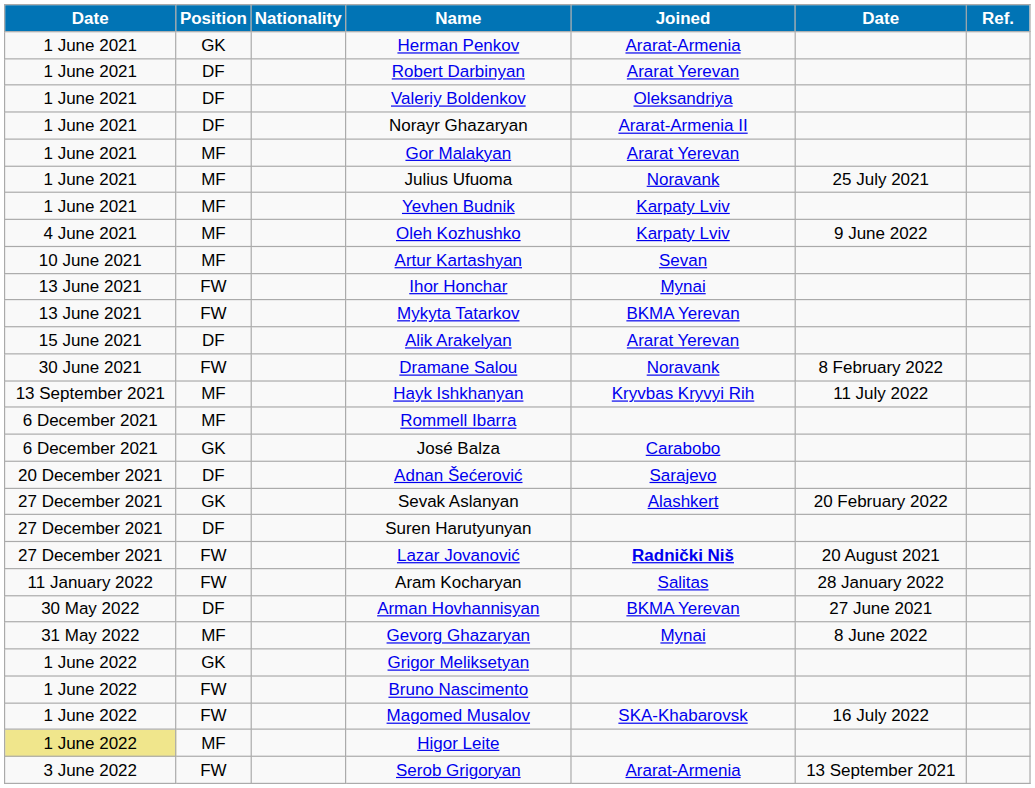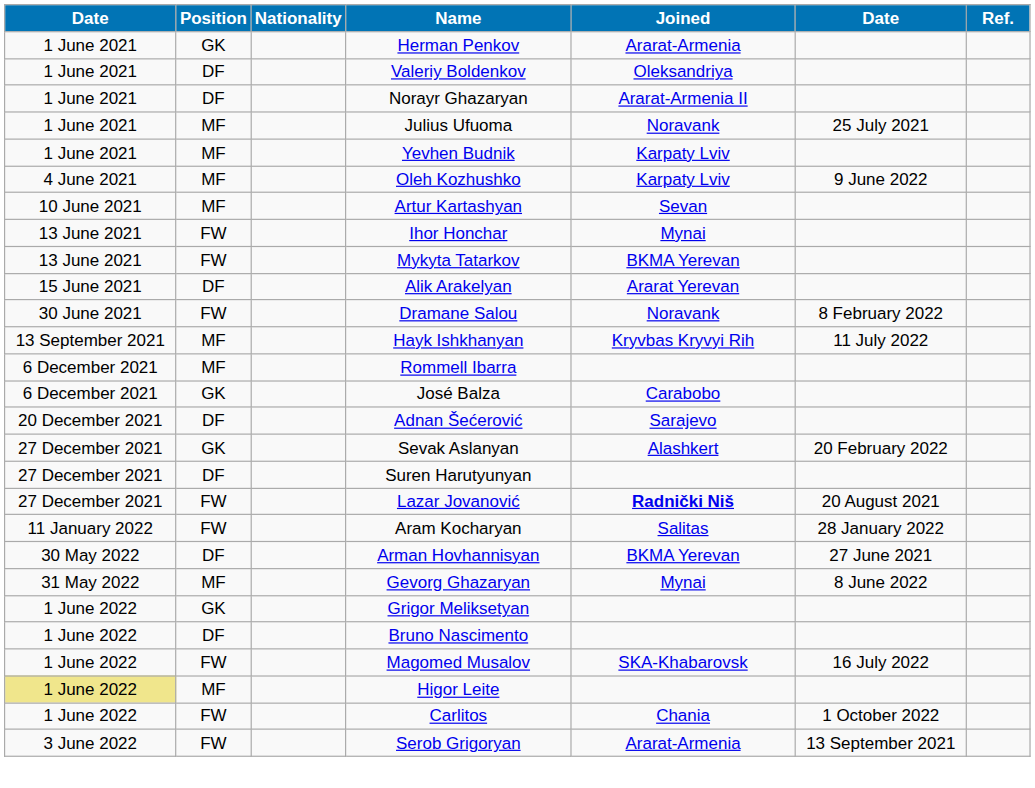- row: (458, 72)
- row: (458, 153)
(213, 690) FW -> (213, 636) DF
+ row: (458, 716)
